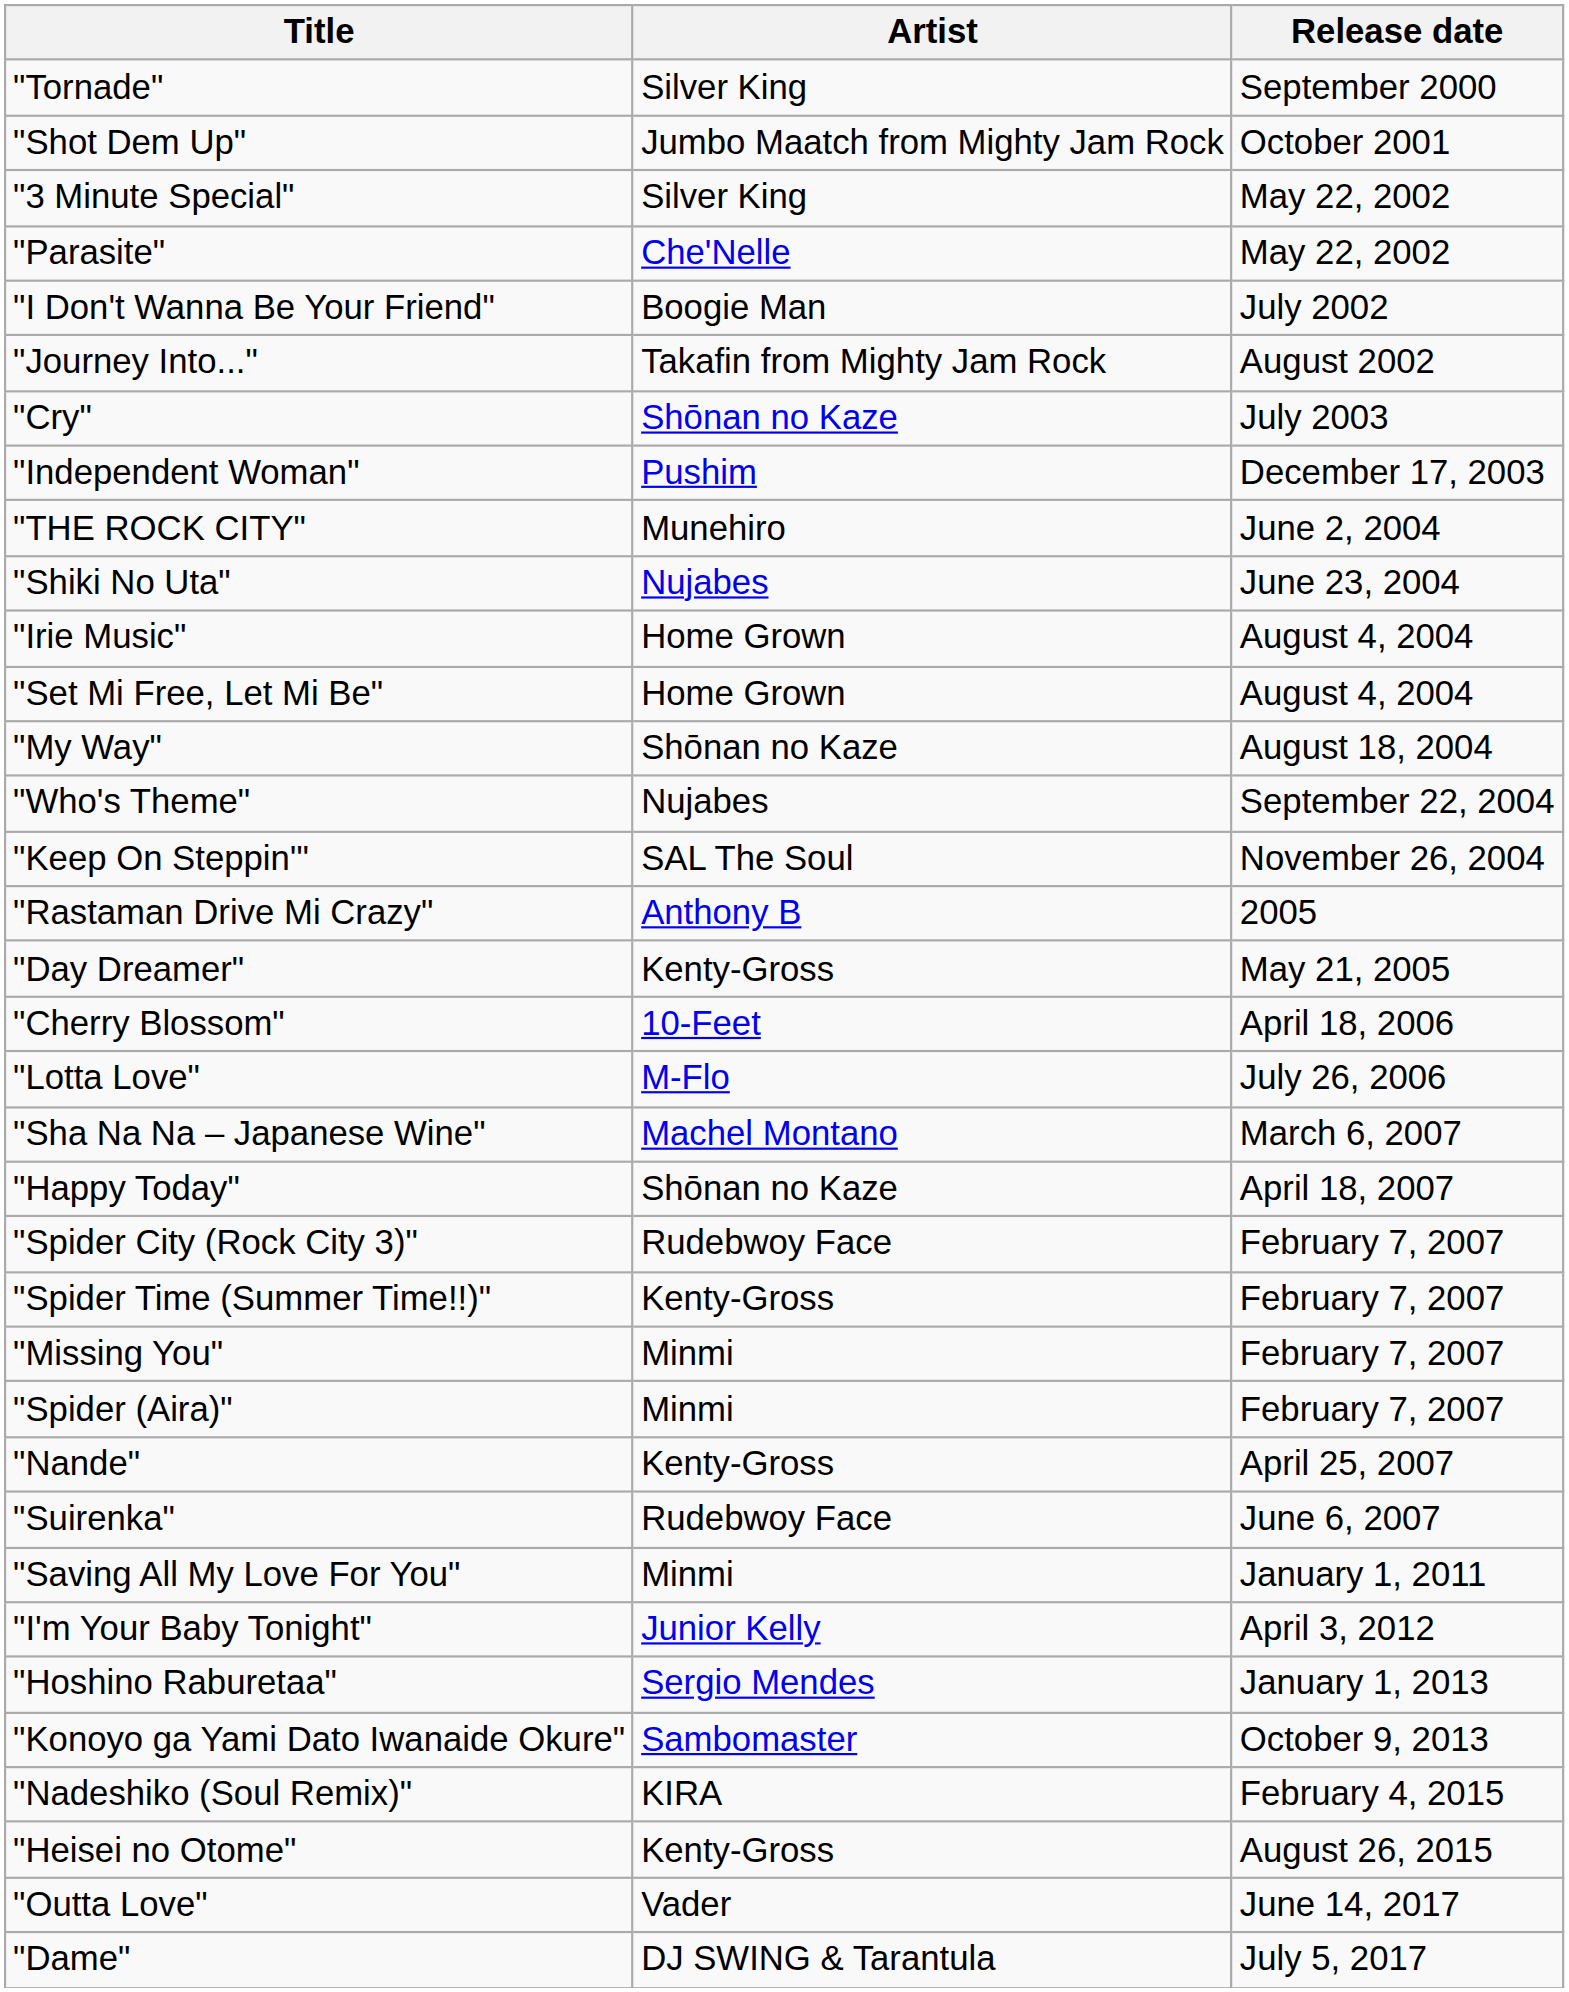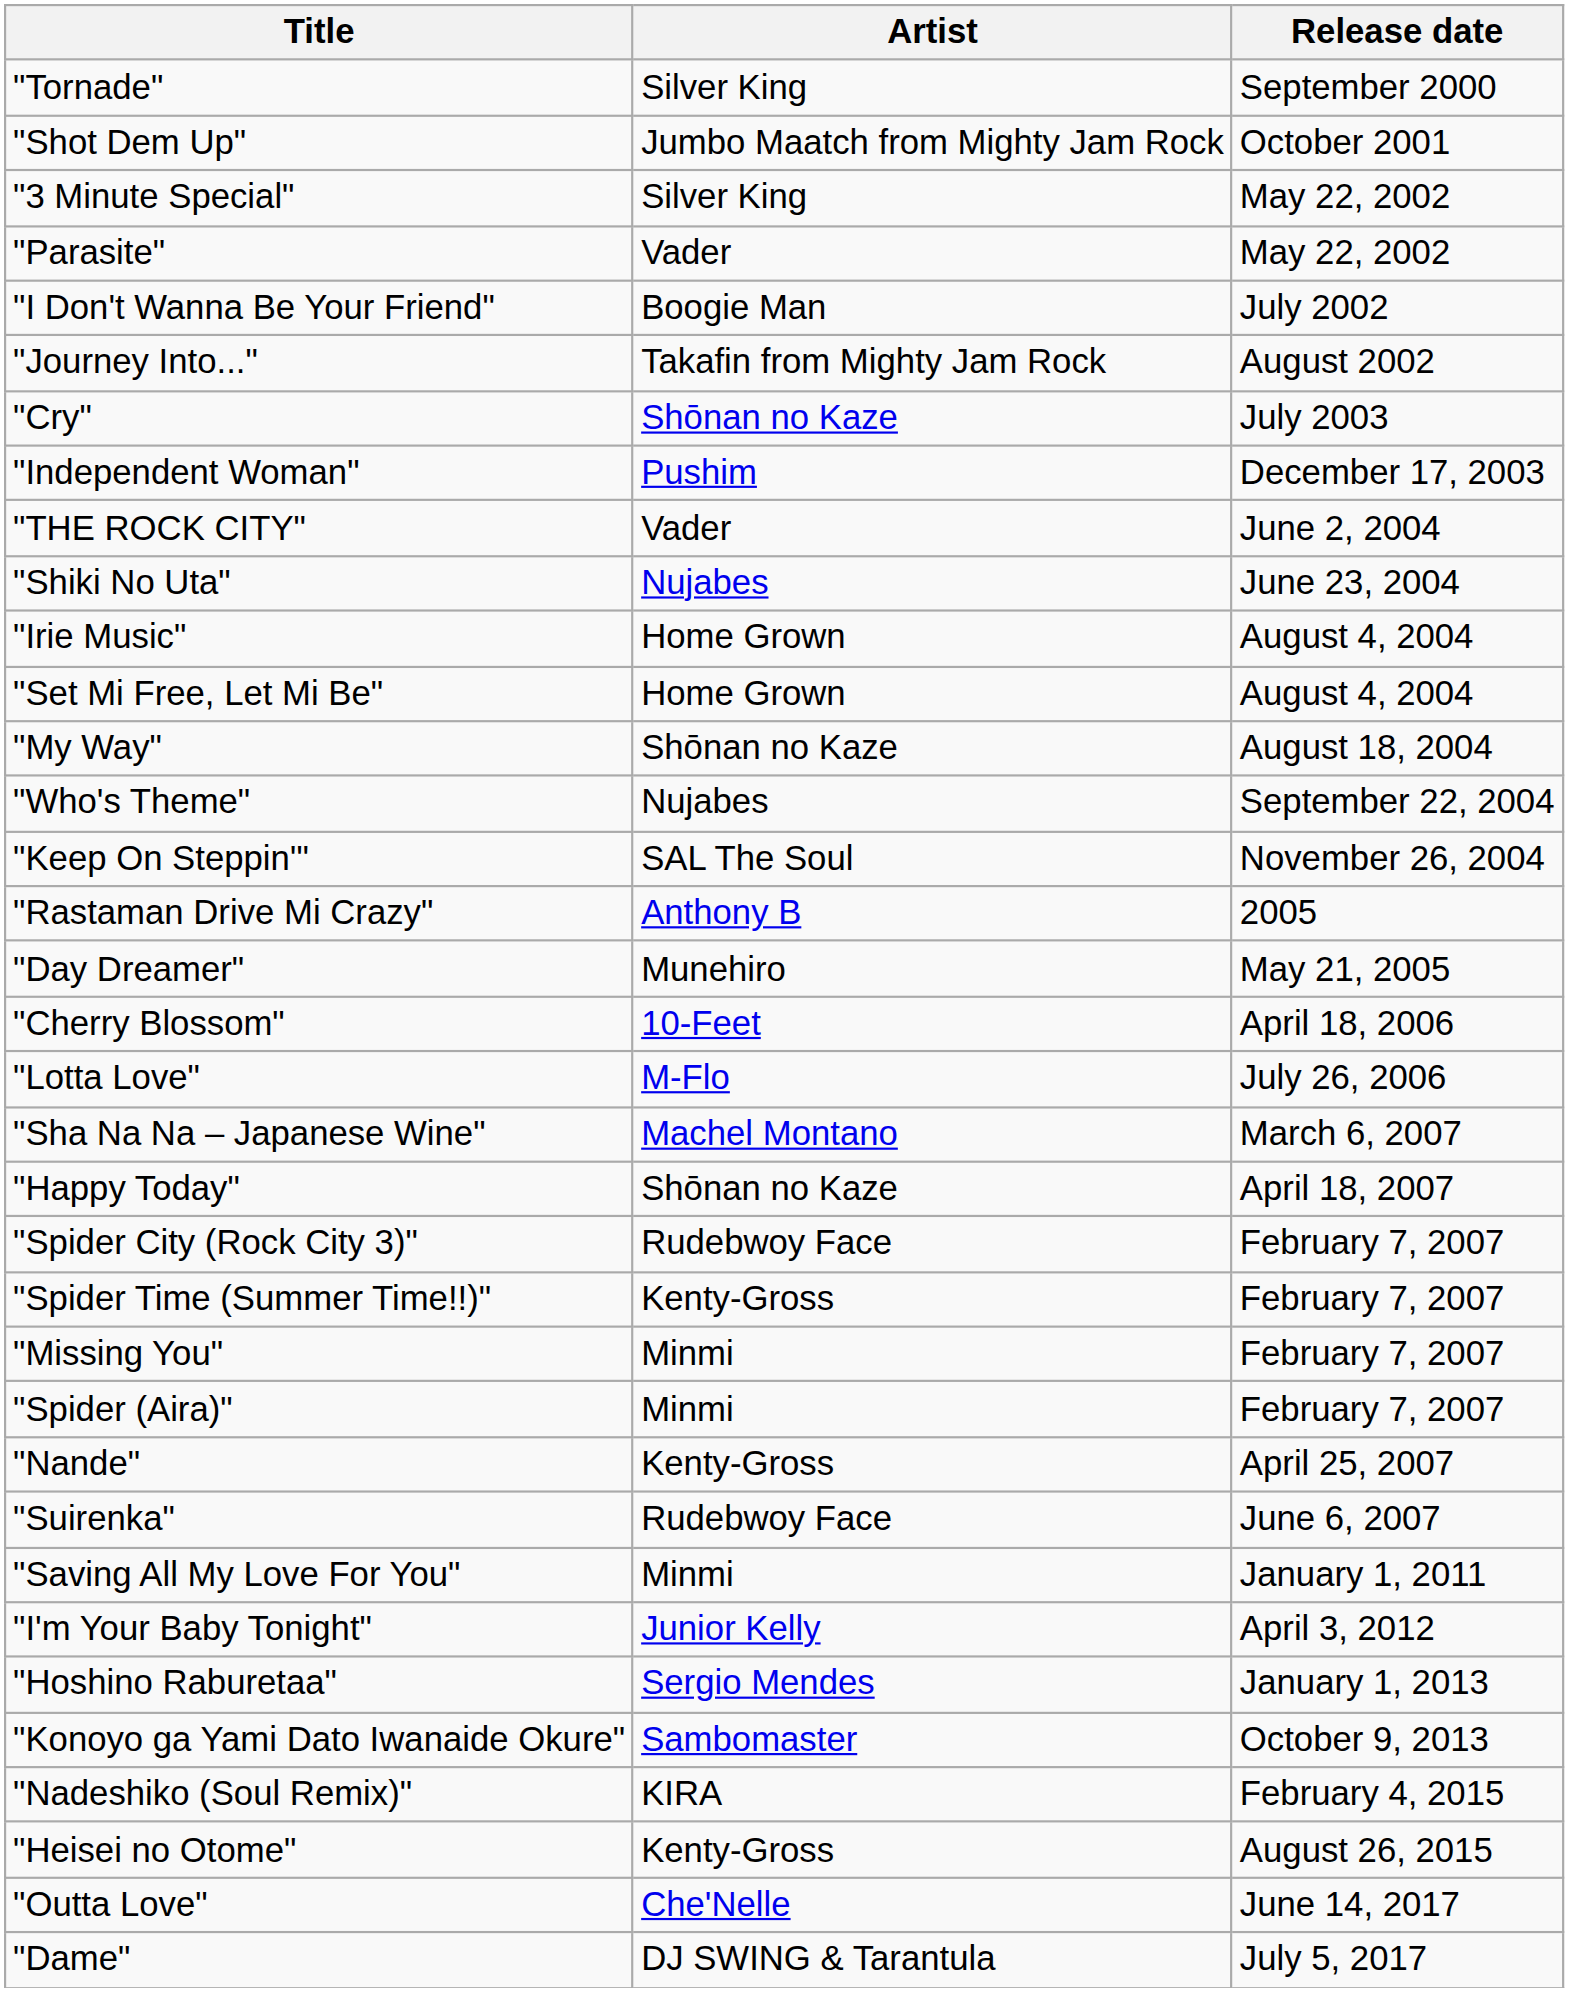(716, 252) Che'Nelle -> (686, 252) Vader
(714, 527) Munehiro -> (686, 527) Vader
(738, 968) Kenty-Gross -> (714, 968) Munehiro
(686, 1904) Vader -> (716, 1904) Che'Nelle
